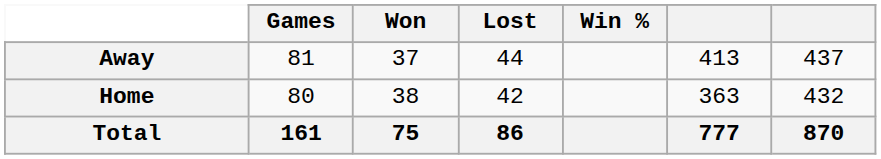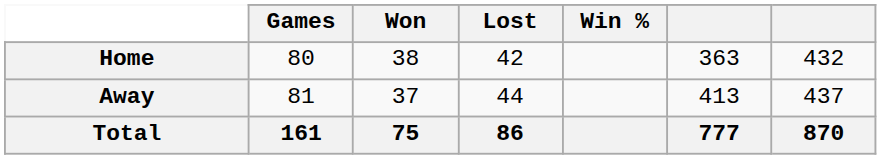rows swapped: (127, 98) <-> (127, 61)
